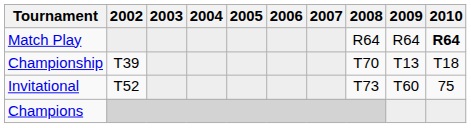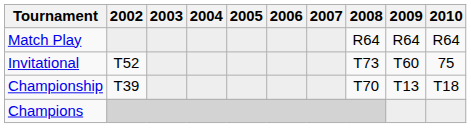(446, 39) bold -> (446, 39) normal
rows swapped: (55, 63) <-> (43, 87)
